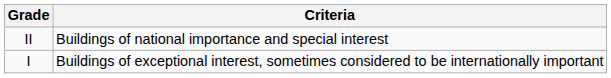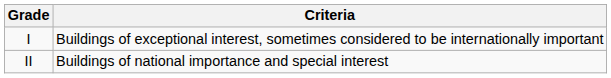rows swapped: (29, 61) <-> (29, 38)
